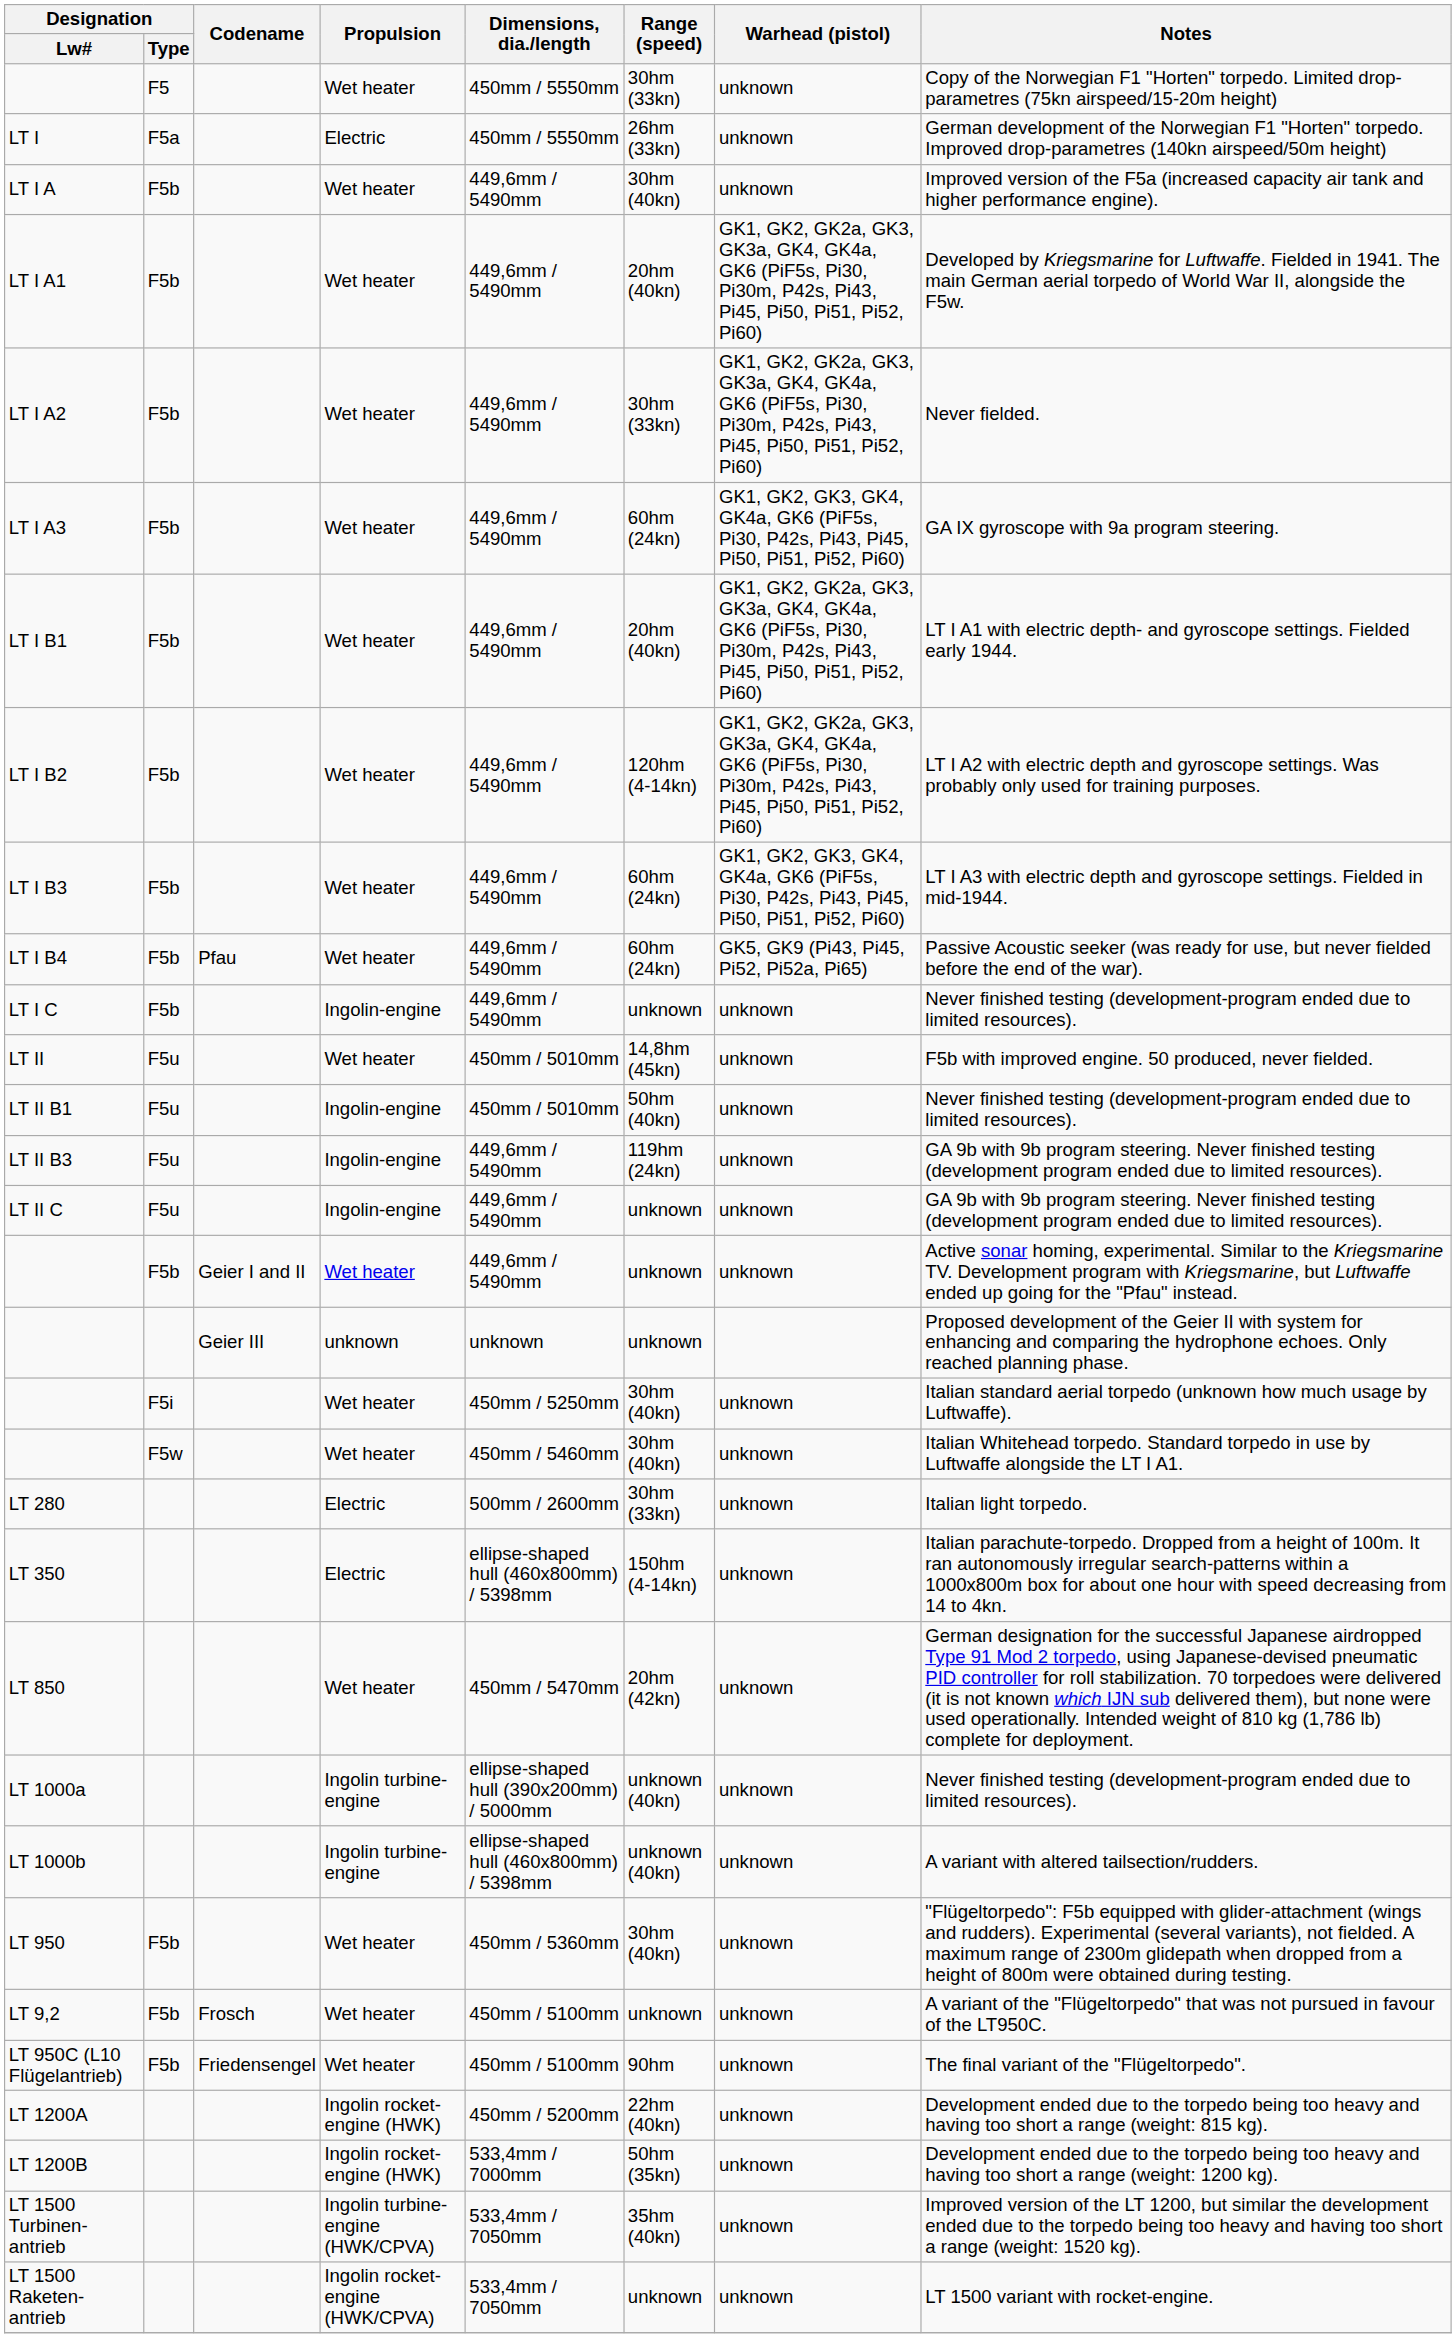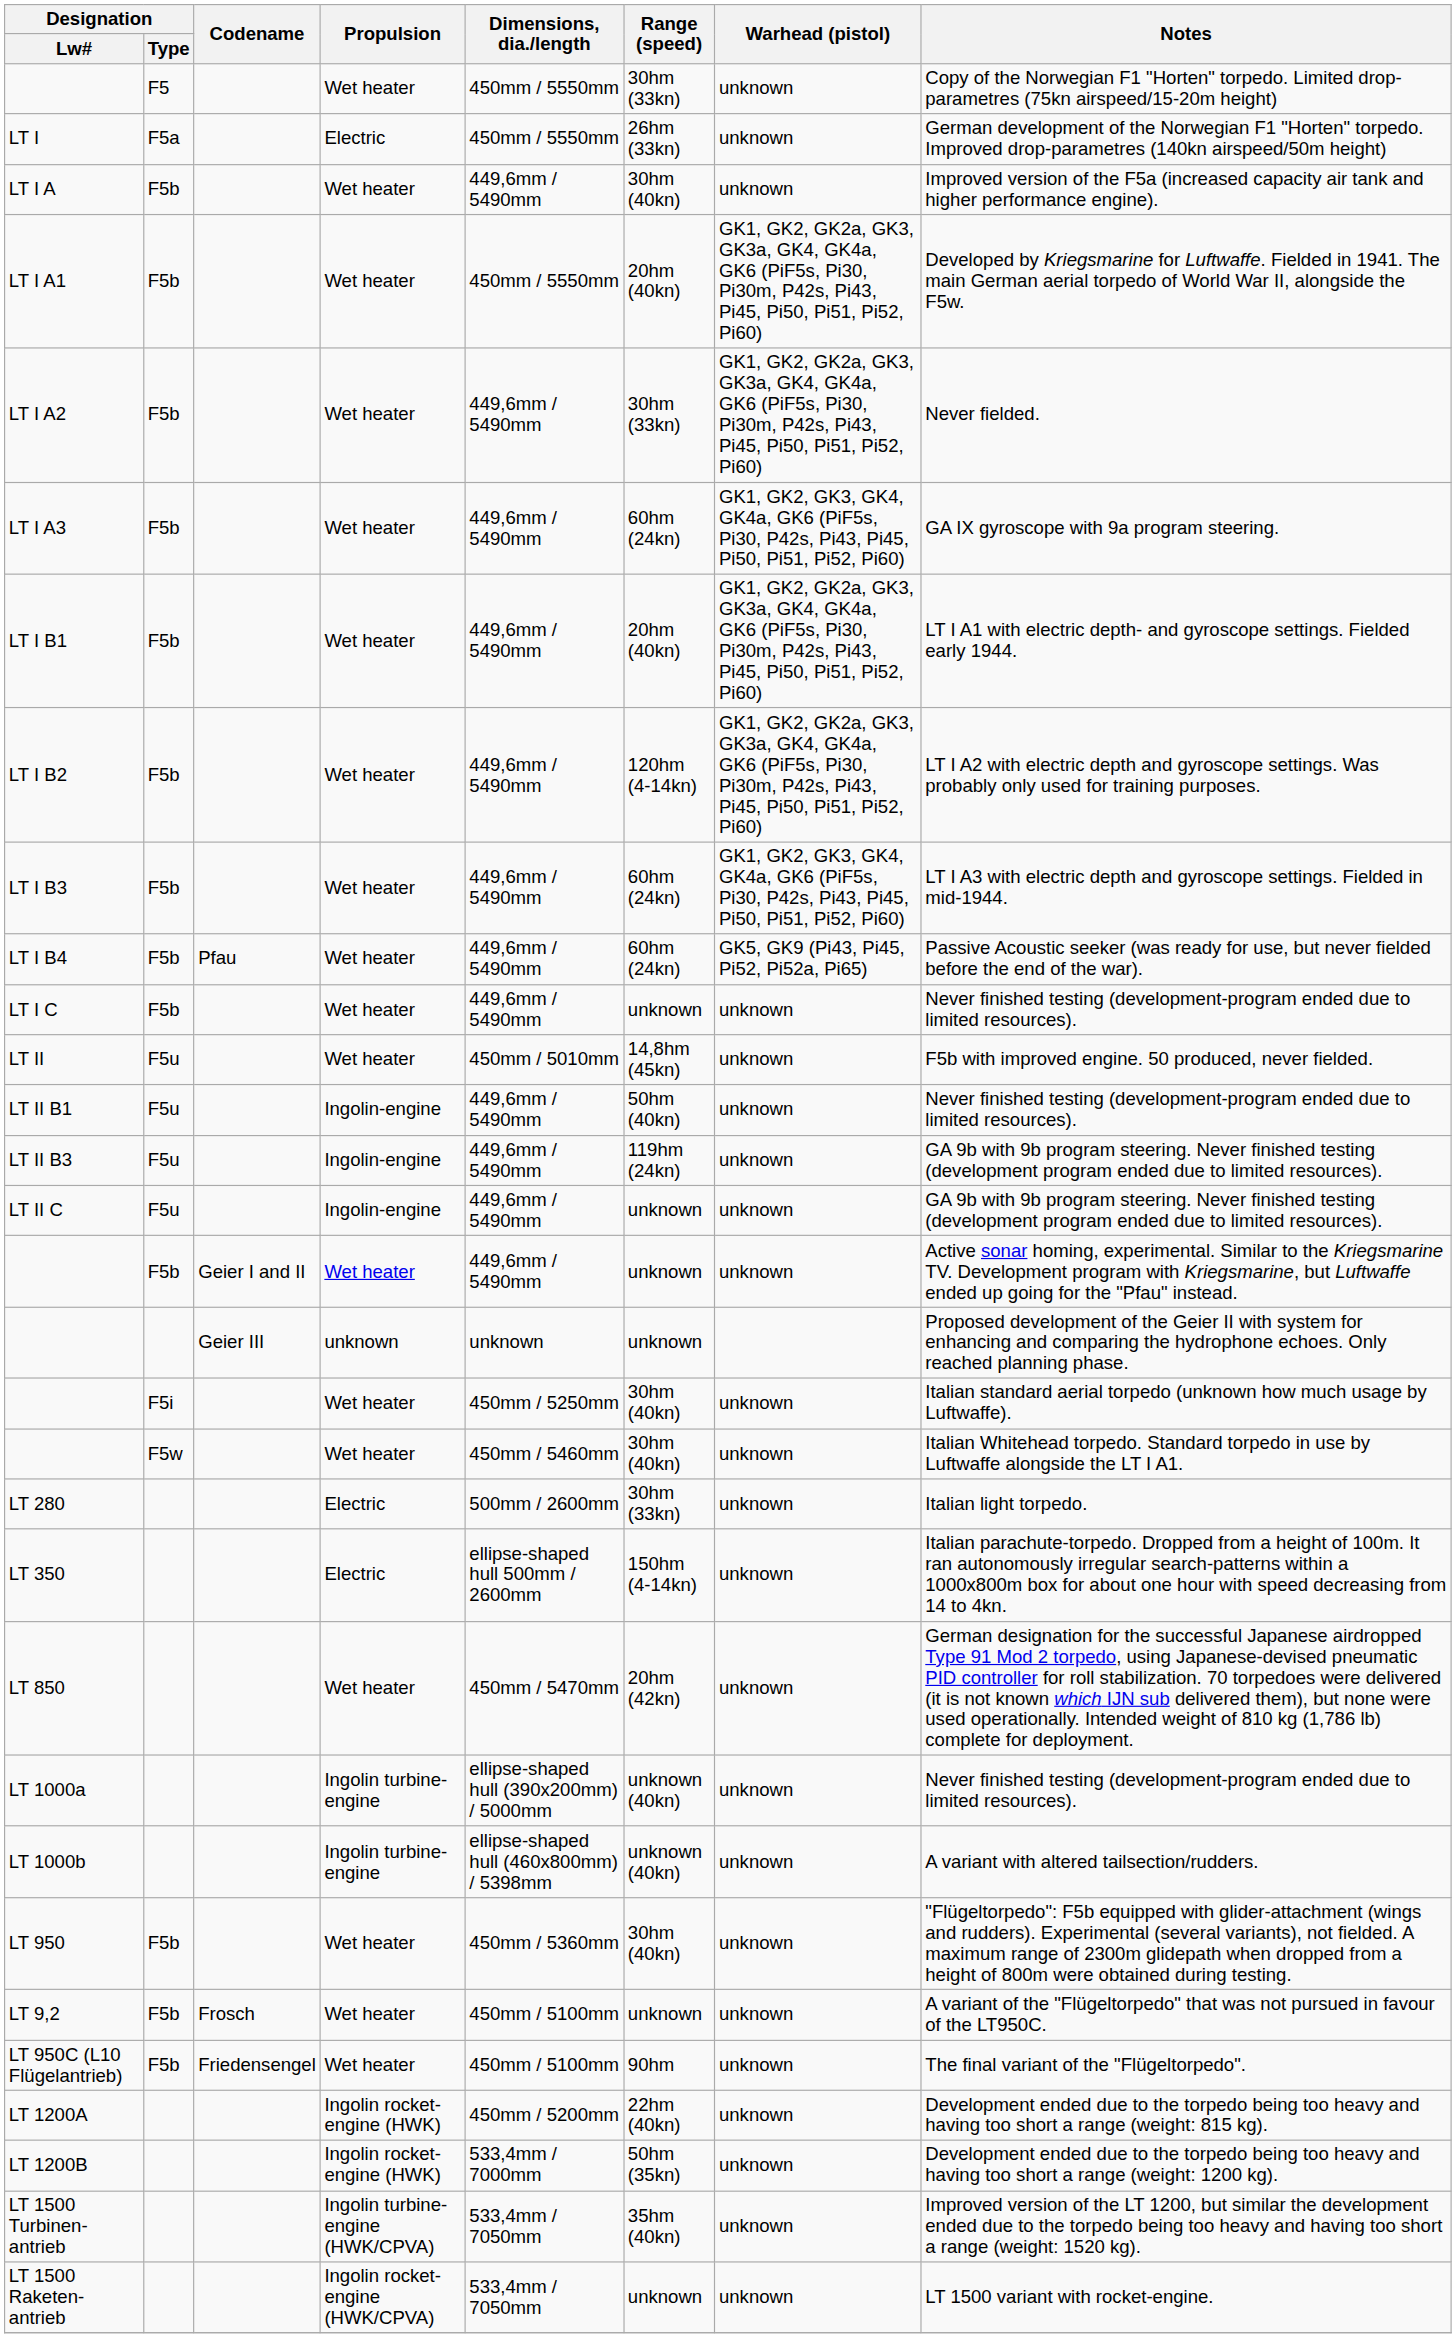(513, 281) 449,6mm / 5490mm -> (544, 281) 450mm / 5550mm
(383, 1009) Ingolin-engine -> (370, 1009) Wet heater
(544, 1109) 450mm / 5010mm -> (513, 1109) 449,6mm / 5490mm
(544, 1575) ellipse-shaped hull (460x800mm) / 5398mm -> (529, 1575) ellipse-shaped hull 500mm / 2600mm
